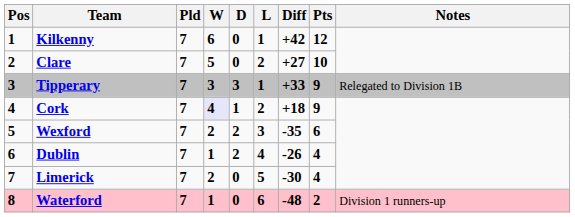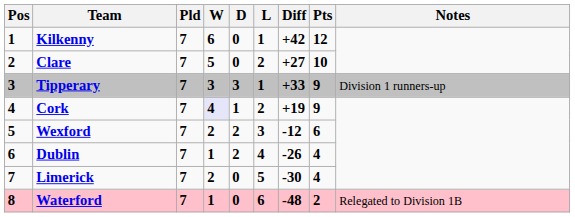(401, 86) Relegated to Division 1B -> (392, 86) Division 1 runners-up
(293, 108) +18 -> (293, 108) +19
(292, 131) -35 -> (292, 131) -12
(392, 201) Division 1 runners-up -> (401, 201) Relegated to Division 1B
